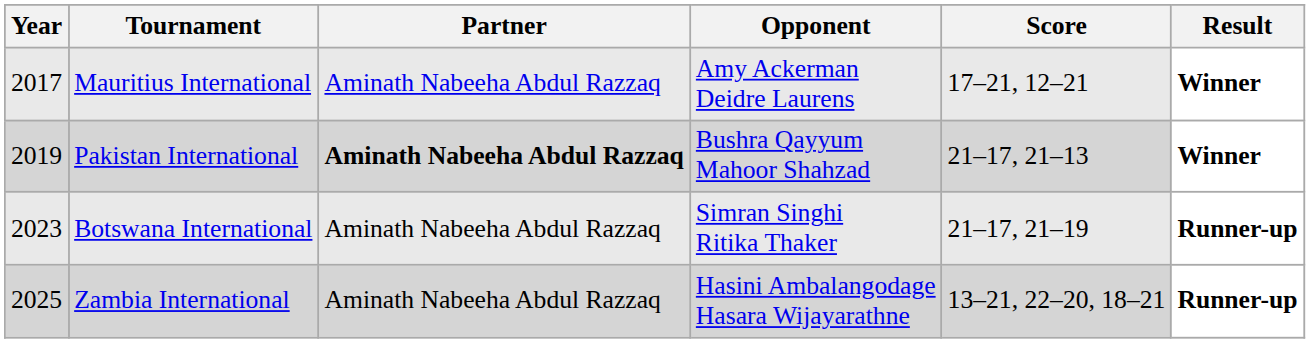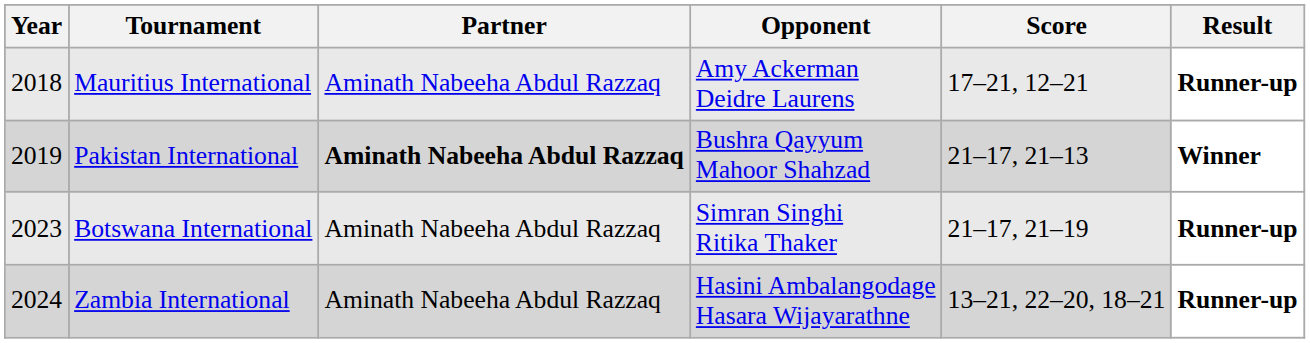(37, 83) 2017 -> (37, 83) 2018
(1219, 83) Winner -> (1237, 83) Runner-up
(37, 301) 2025 -> (37, 301) 2024
